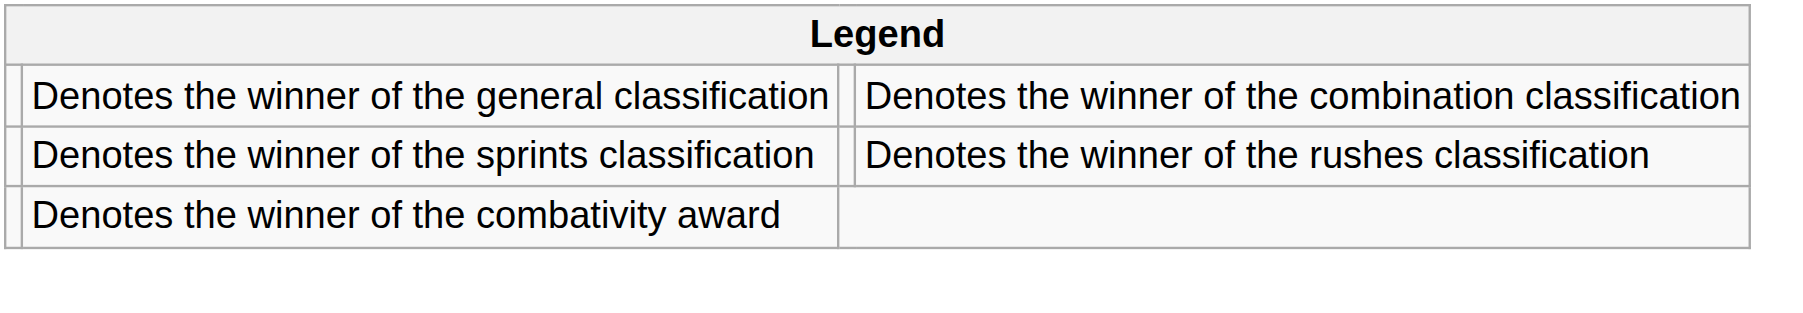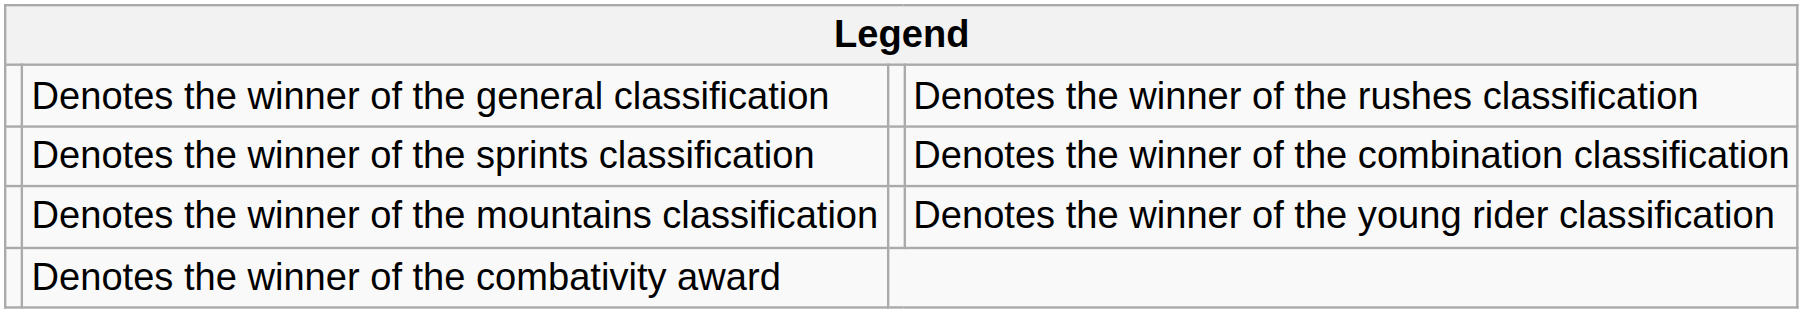(1303, 95) Denotes the winner of the combination classification -> (1306, 95) Denotes the winner of the rushes classification
(1257, 155) Denotes the winner of the rushes classification -> (1351, 155) Denotes the winner of the combination classification
+ row: (455, 215)
